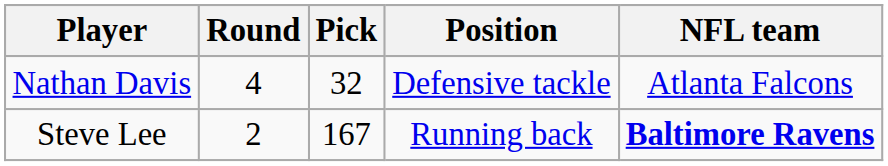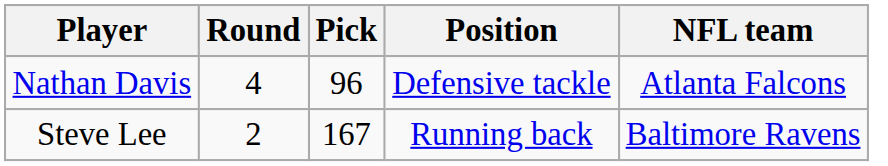(346, 82) 32 -> (346, 82) 96
(750, 133) bold -> (743, 133) normal
